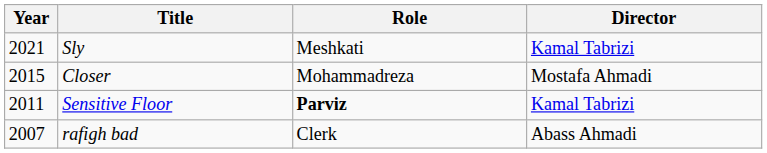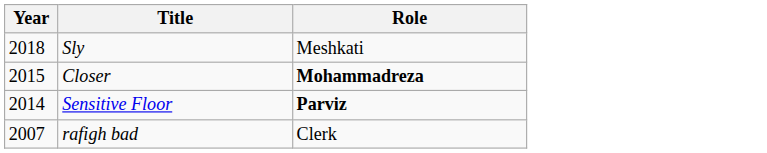- column: (644, 18)
(27, 47) 2021 -> (27, 47) 2018
(355, 76) normal -> (360, 76) bold
(26, 104) 2011 -> (27, 104) 2014
